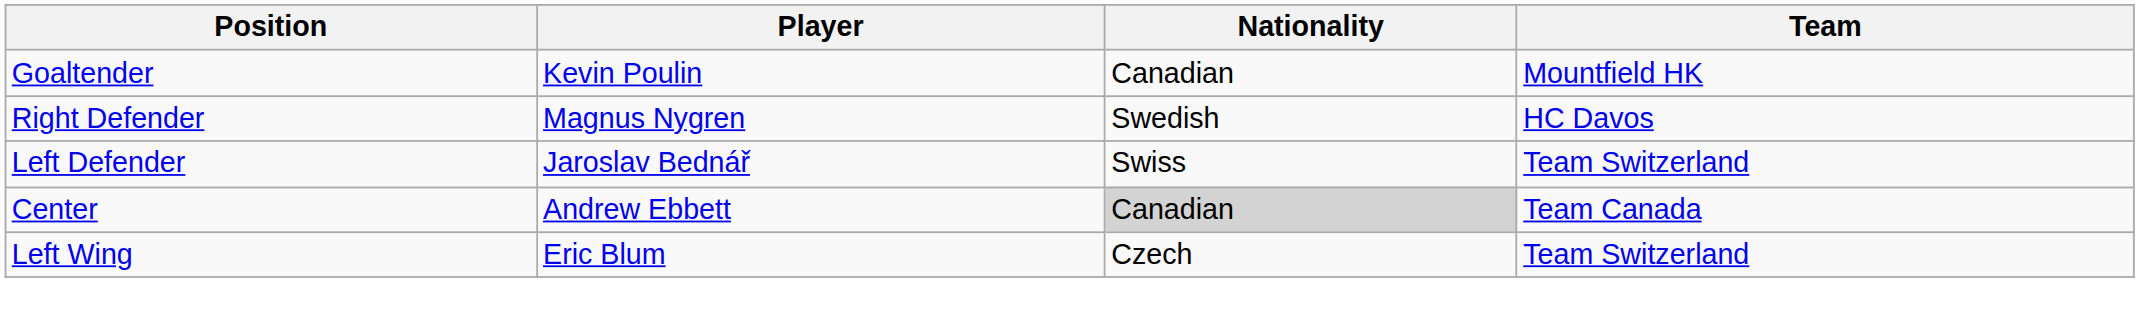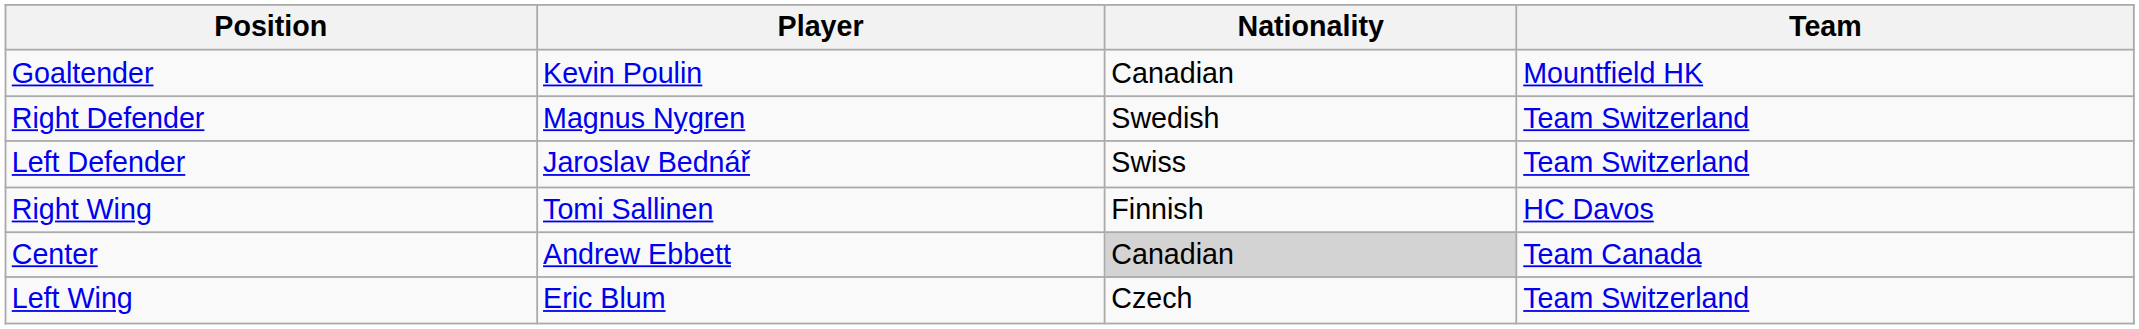(1589, 118) HC Davos -> (1636, 118) Team Switzerland
+ row: (82, 208)
